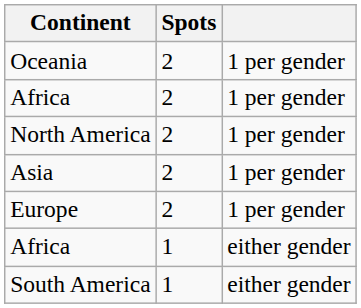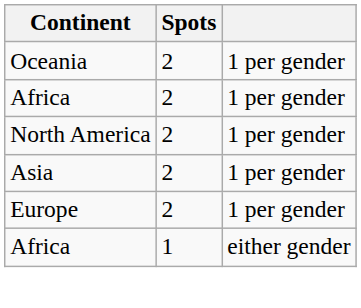- row: (80, 284)
